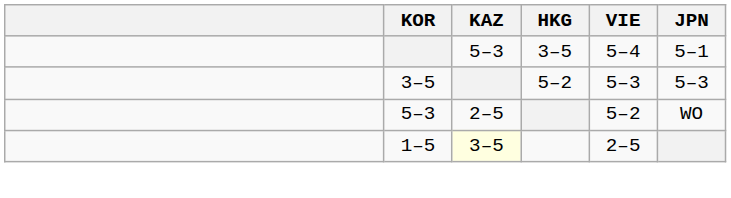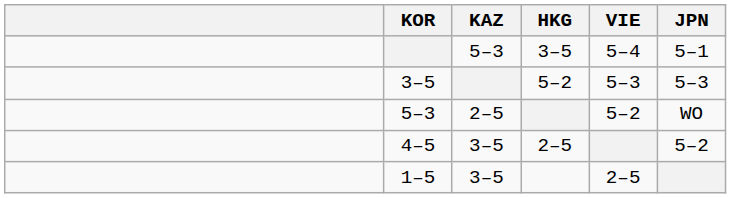+ row: (418, 146)
(486, 146) lightyellow background -> (486, 177) no background
